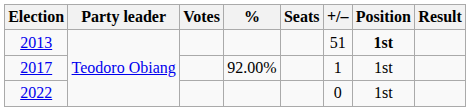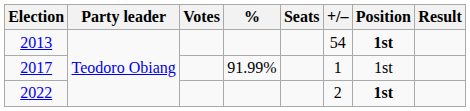(338, 42) 51 -> (338, 42) 54
(252, 67) 92.00% -> (252, 67) 91.99%
(338, 93) 0 -> (338, 93) 2
(383, 93) normal -> (383, 93) bold
